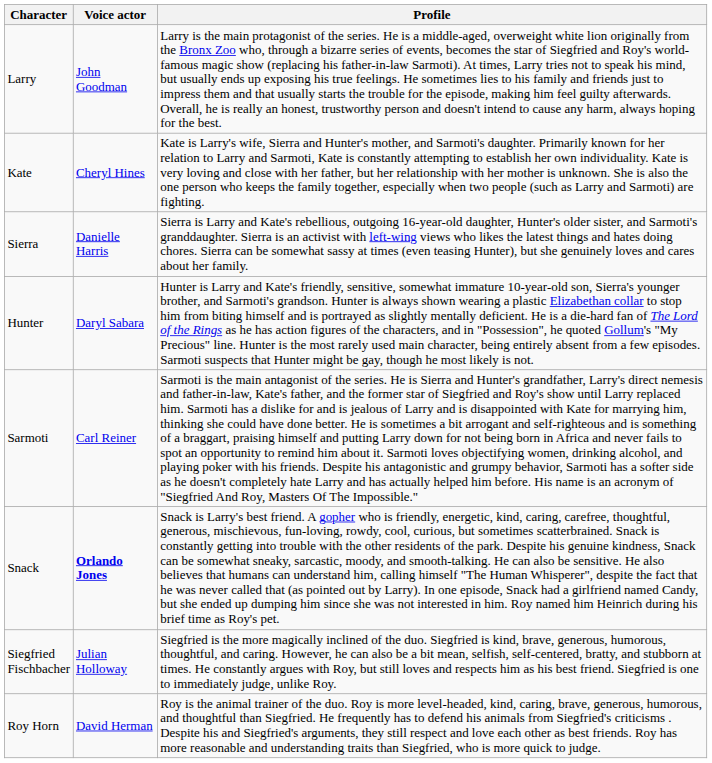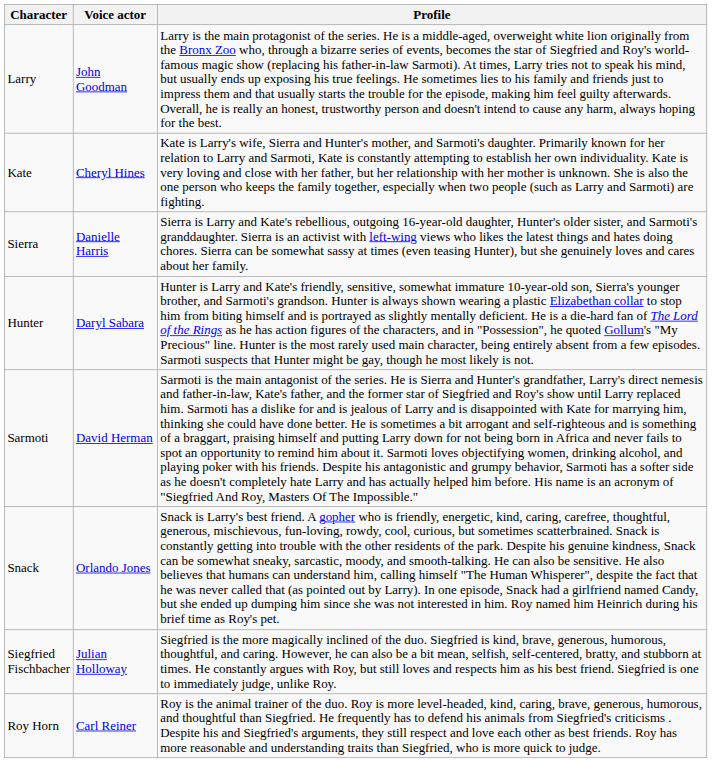(106, 438) Carl Reiner -> (114, 438) David Herman
(99, 568) bold -> (113, 568) normal
(114, 725) David Herman -> (106, 725) Carl Reiner
